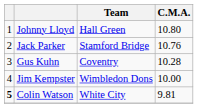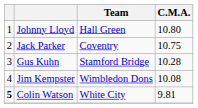(114, 45) Stamford Bridge -> (99, 45) Coventry
(169, 45) 10.76 -> (169, 45) 10.75
(99, 62) Coventry -> (114, 62) Stamford Bridge
(169, 78) 10.00 -> (169, 78) 10.08
